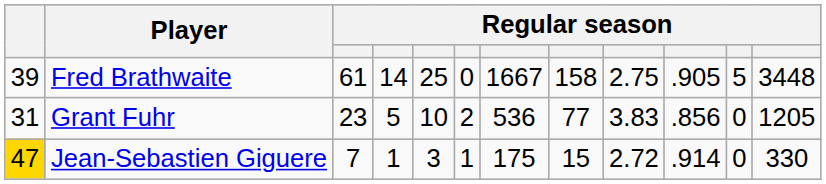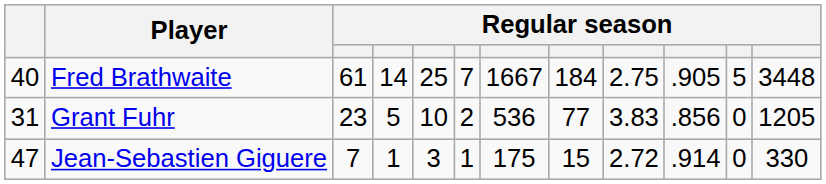(25, 77) 39 -> (25, 77) 40
(467, 77) 0 -> (467, 77) 7
(576, 77) 158 -> (576, 77) 184
(25, 158) gold background -> (25, 158) no background
